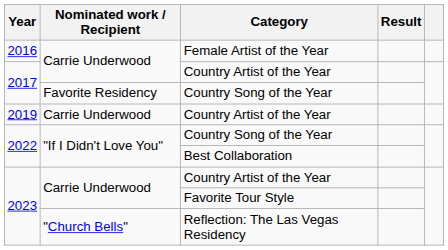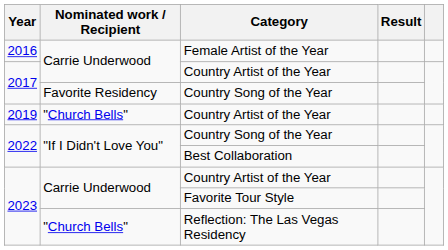(97, 114) Carrie Underwood -> (86, 114) "Church Bells"
